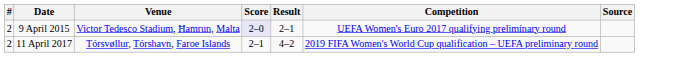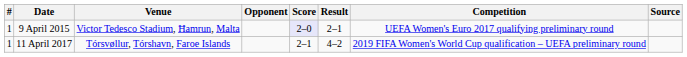+ column: (266, 12)
(9, 28) 2 -> (9, 28) 1
(9, 44) 2 -> (9, 44) 1
